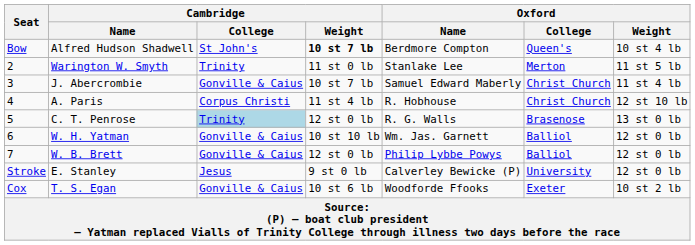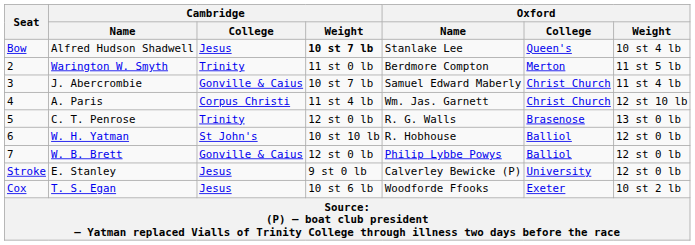(228, 48) St John's -> (215, 48) Jesus
(437, 48) Berdmore Compton -> (424, 48) Stanlake Lee
(424, 66) Stanlake Lee -> (437, 66) Berdmore Compton
(421, 101) R. Hobhouse -> (437, 101) Wm. Jas. Garnett
(222, 119) lightblue background -> (222, 119) no background
(251, 136) Gonville & Caius -> (228, 136) St John's
(437, 136) Wm. Jas. Garnett -> (421, 136) R. Hobhouse
(251, 189) Gonville & Caius -> (215, 189) Jesus
